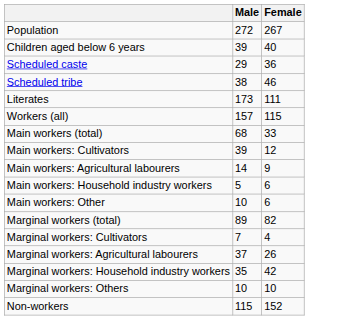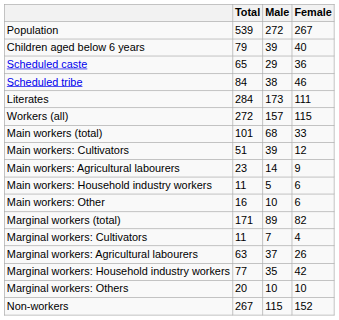+ column: (248, 13)
